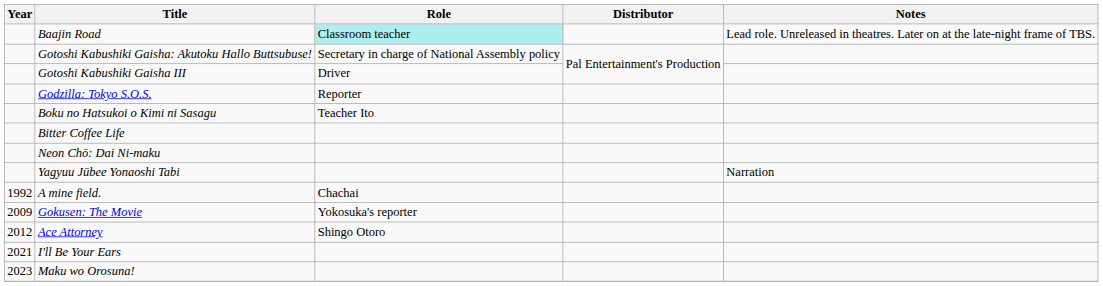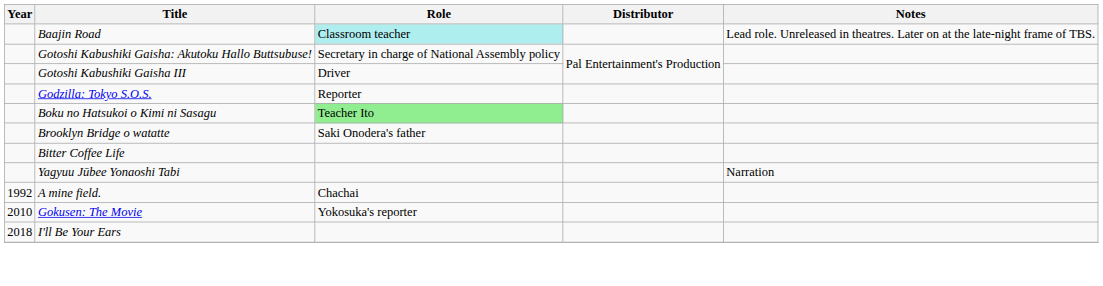(346, 113) no background -> (346, 113) lightgreen background
+ row: (104, 133)
- row: (99, 152)
(20, 212) 2009 -> (20, 212) 2010
- row: (70, 232)
(20, 251) 2021 -> (20, 232) 2018
- row: (86, 271)
